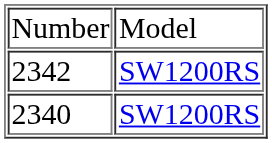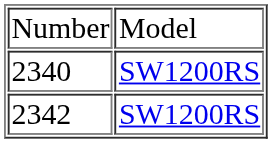rows swapped: (41, 113) <-> (41, 70)
